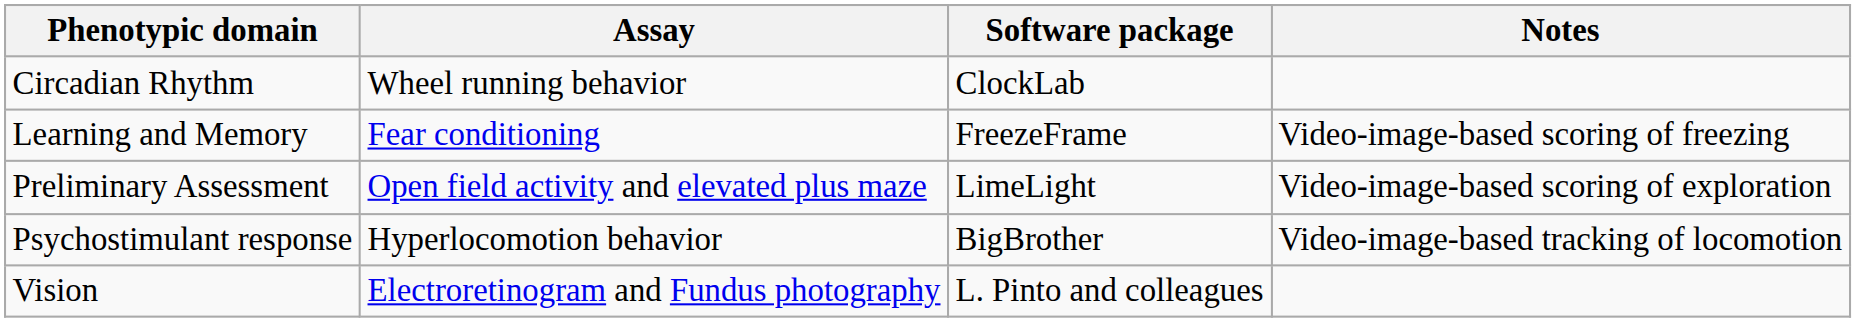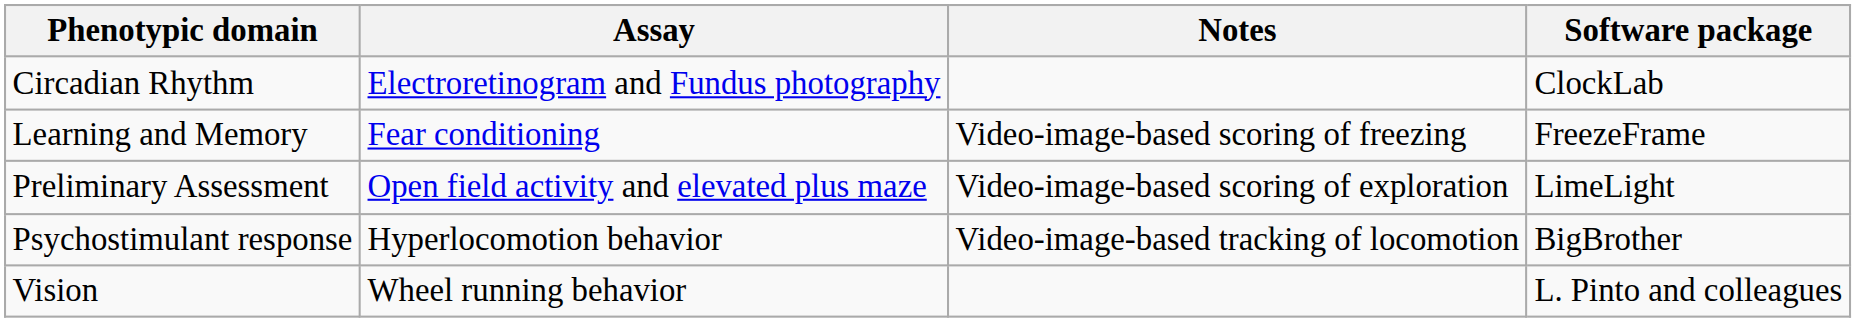columns swapped: (1560, 30) <-> (1110, 30)
(527, 82) Wheel running behavior -> (654, 82) Electroretinogram and Fundus photography
(654, 290) Electroretinogram and Fundus photography -> (527, 290) Wheel running behavior
